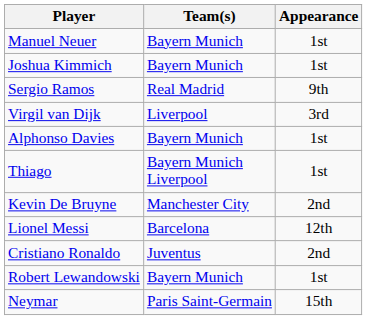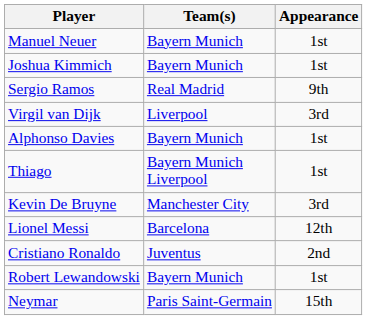(319, 204) 2nd -> (319, 204) 3rd
